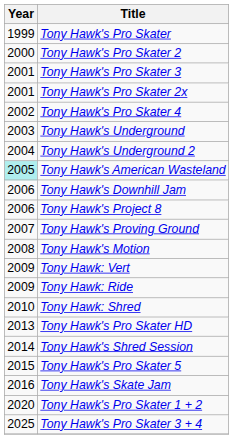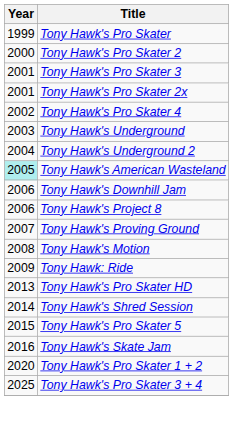- row: (85, 268)
- row: (90, 307)
